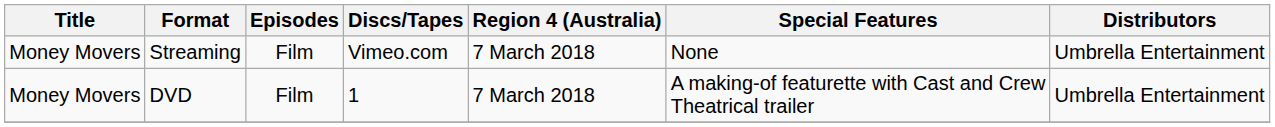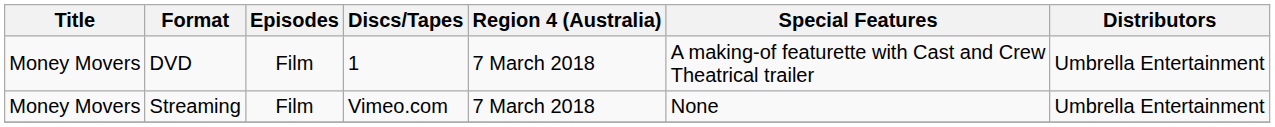rows swapped: (171, 95) <-> (195, 52)
